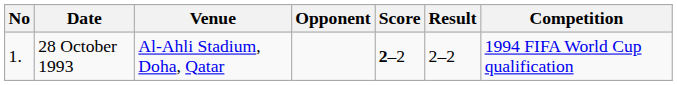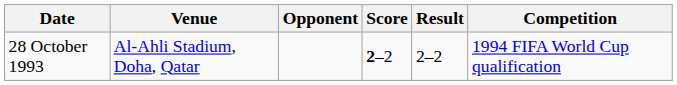- column: (19, 18)
